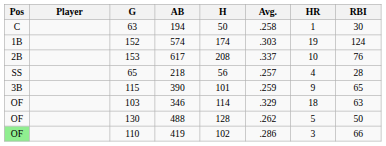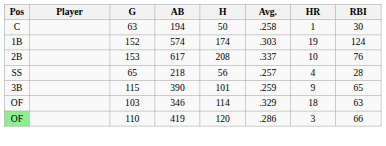- row: (132, 118)
(223, 133) 102 -> (223, 118) 120
